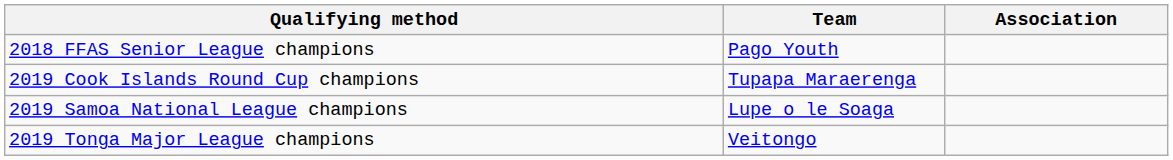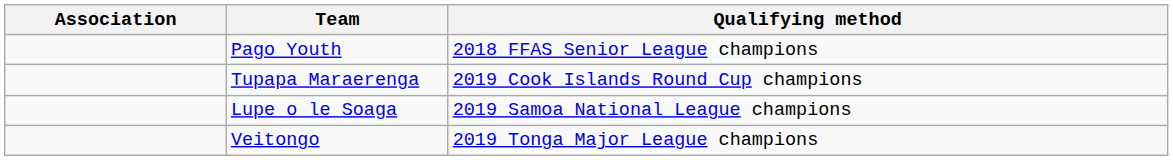columns swapped: (1056, 20) <-> (364, 20)
